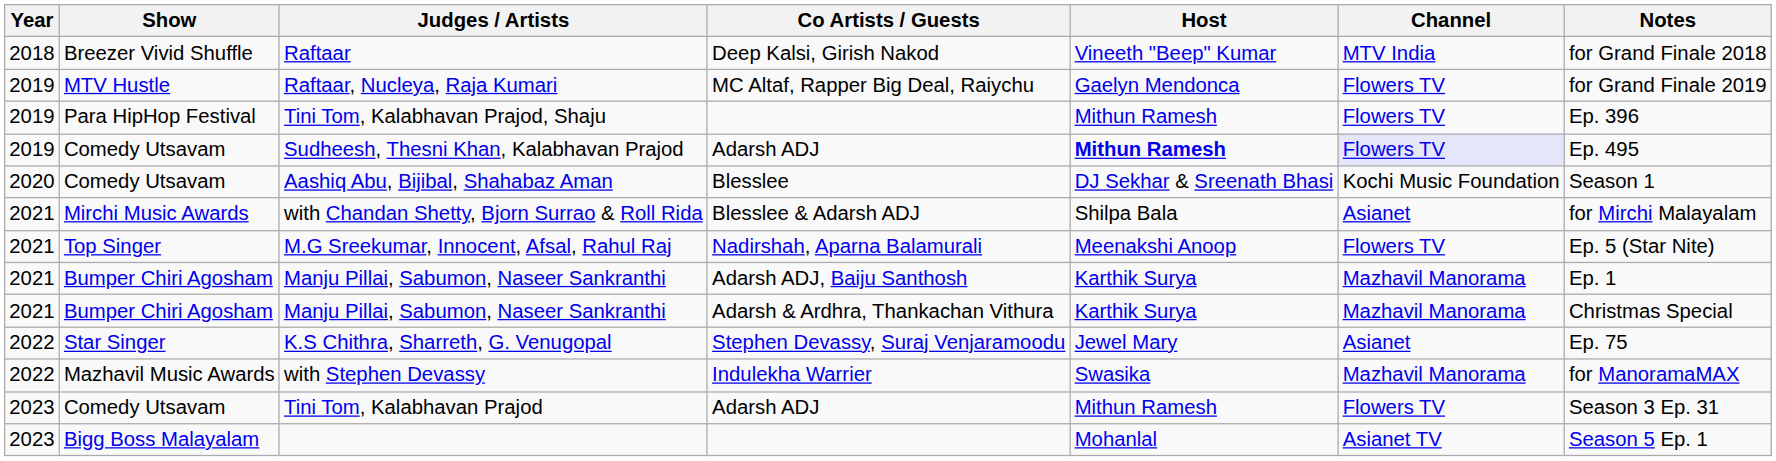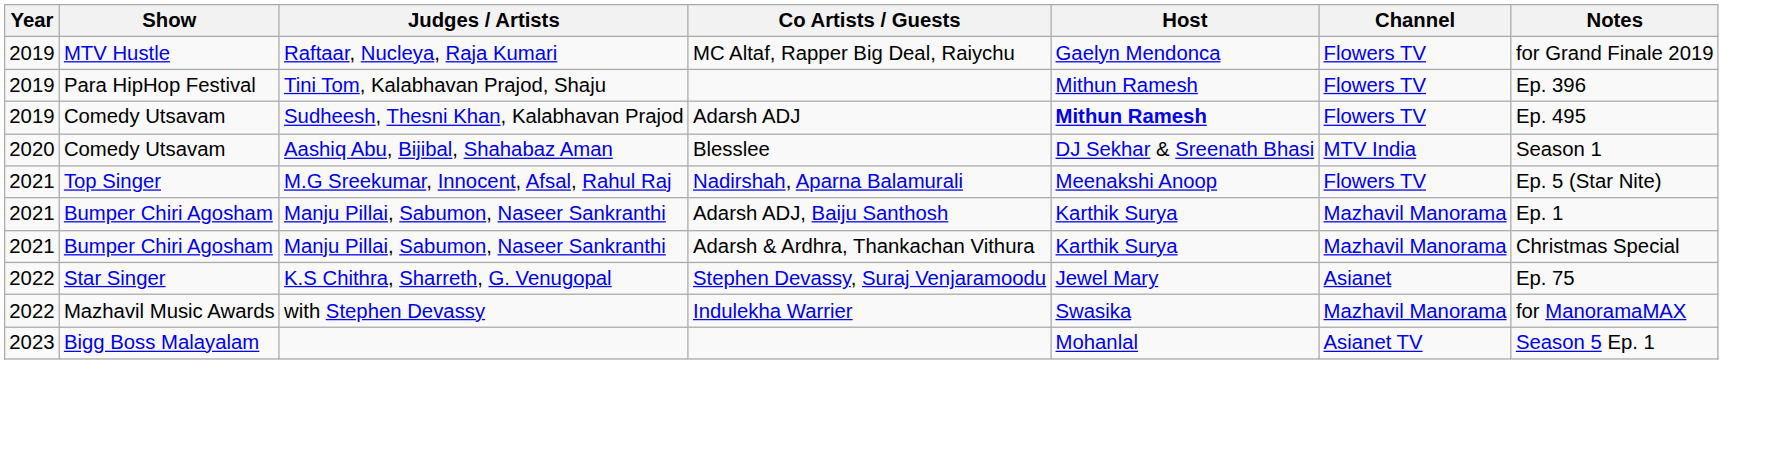- row: (317, 52)
(1394, 149) lavender background -> (1375, 117) no background
(1451, 181) Kochi Music Foundation -> (1370, 149) MTV India
- row: (493, 213)
- row: (413, 407)
